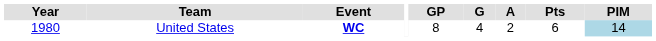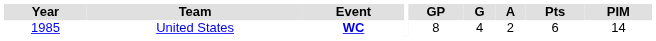(45, 28) 1980 -> (45, 28) 1985
(618, 28) lightblue background -> (618, 28) no background
